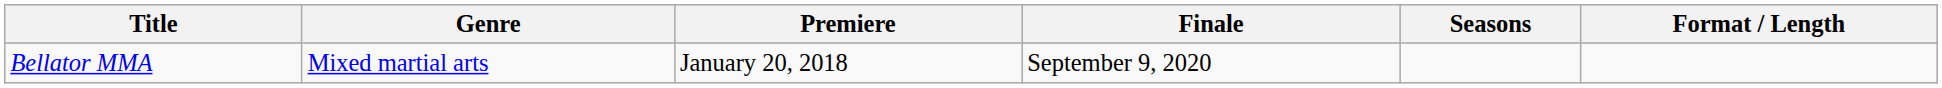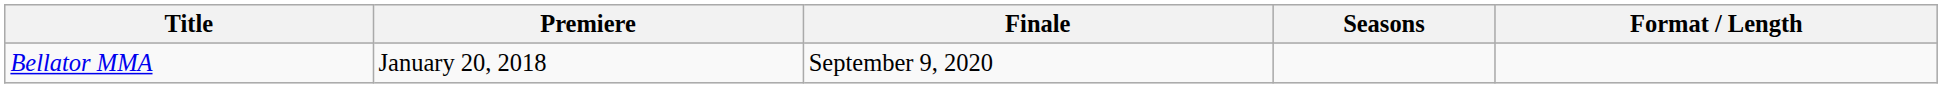- column: (488, 23)
